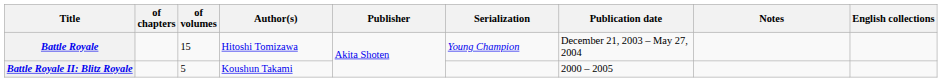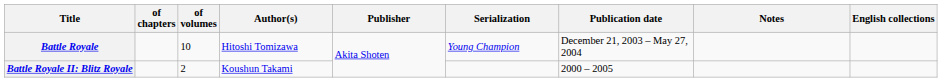(186, 46) 15 -> (186, 46) 10
(183, 69) 5 -> (183, 69) 2
